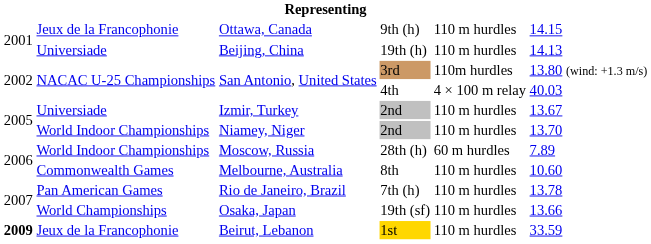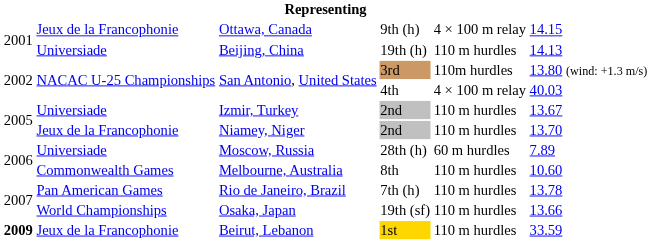(475, 29) 110 m hurdles -> (480, 29) 4 × 100 m relay
(123, 130) World Indoor Championships -> (107, 130) Jeux de la Francophonie
(123, 150) World Indoor Championships -> (72, 150) Universiade
